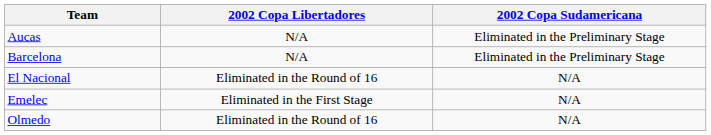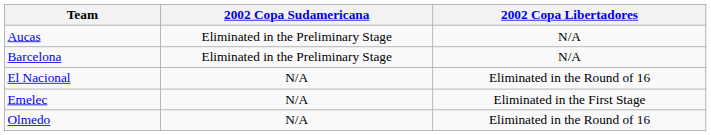columns swapped: (297, 15) <-> (570, 15)
